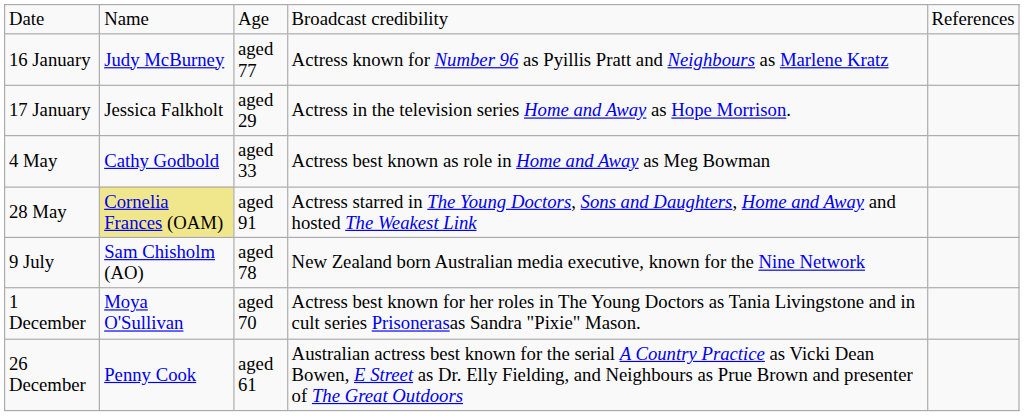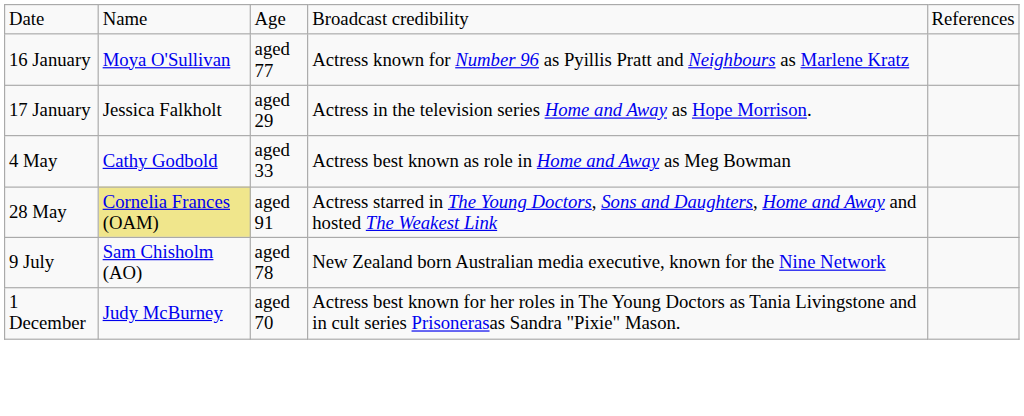(164, 59) Judy McBurney -> (166, 59) Moya O'Sullivan
(144, 313) Moya O'Sullivan -> (163, 313) Judy McBurney
- row: (47, 374)
